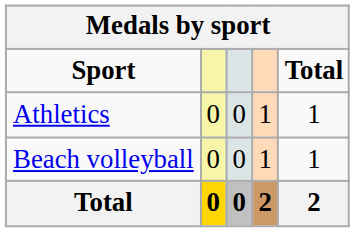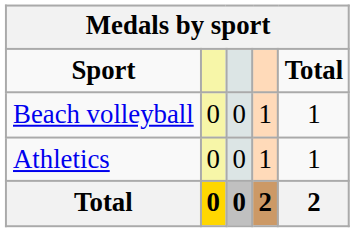rows swapped: (61, 114) <-> (103, 158)
